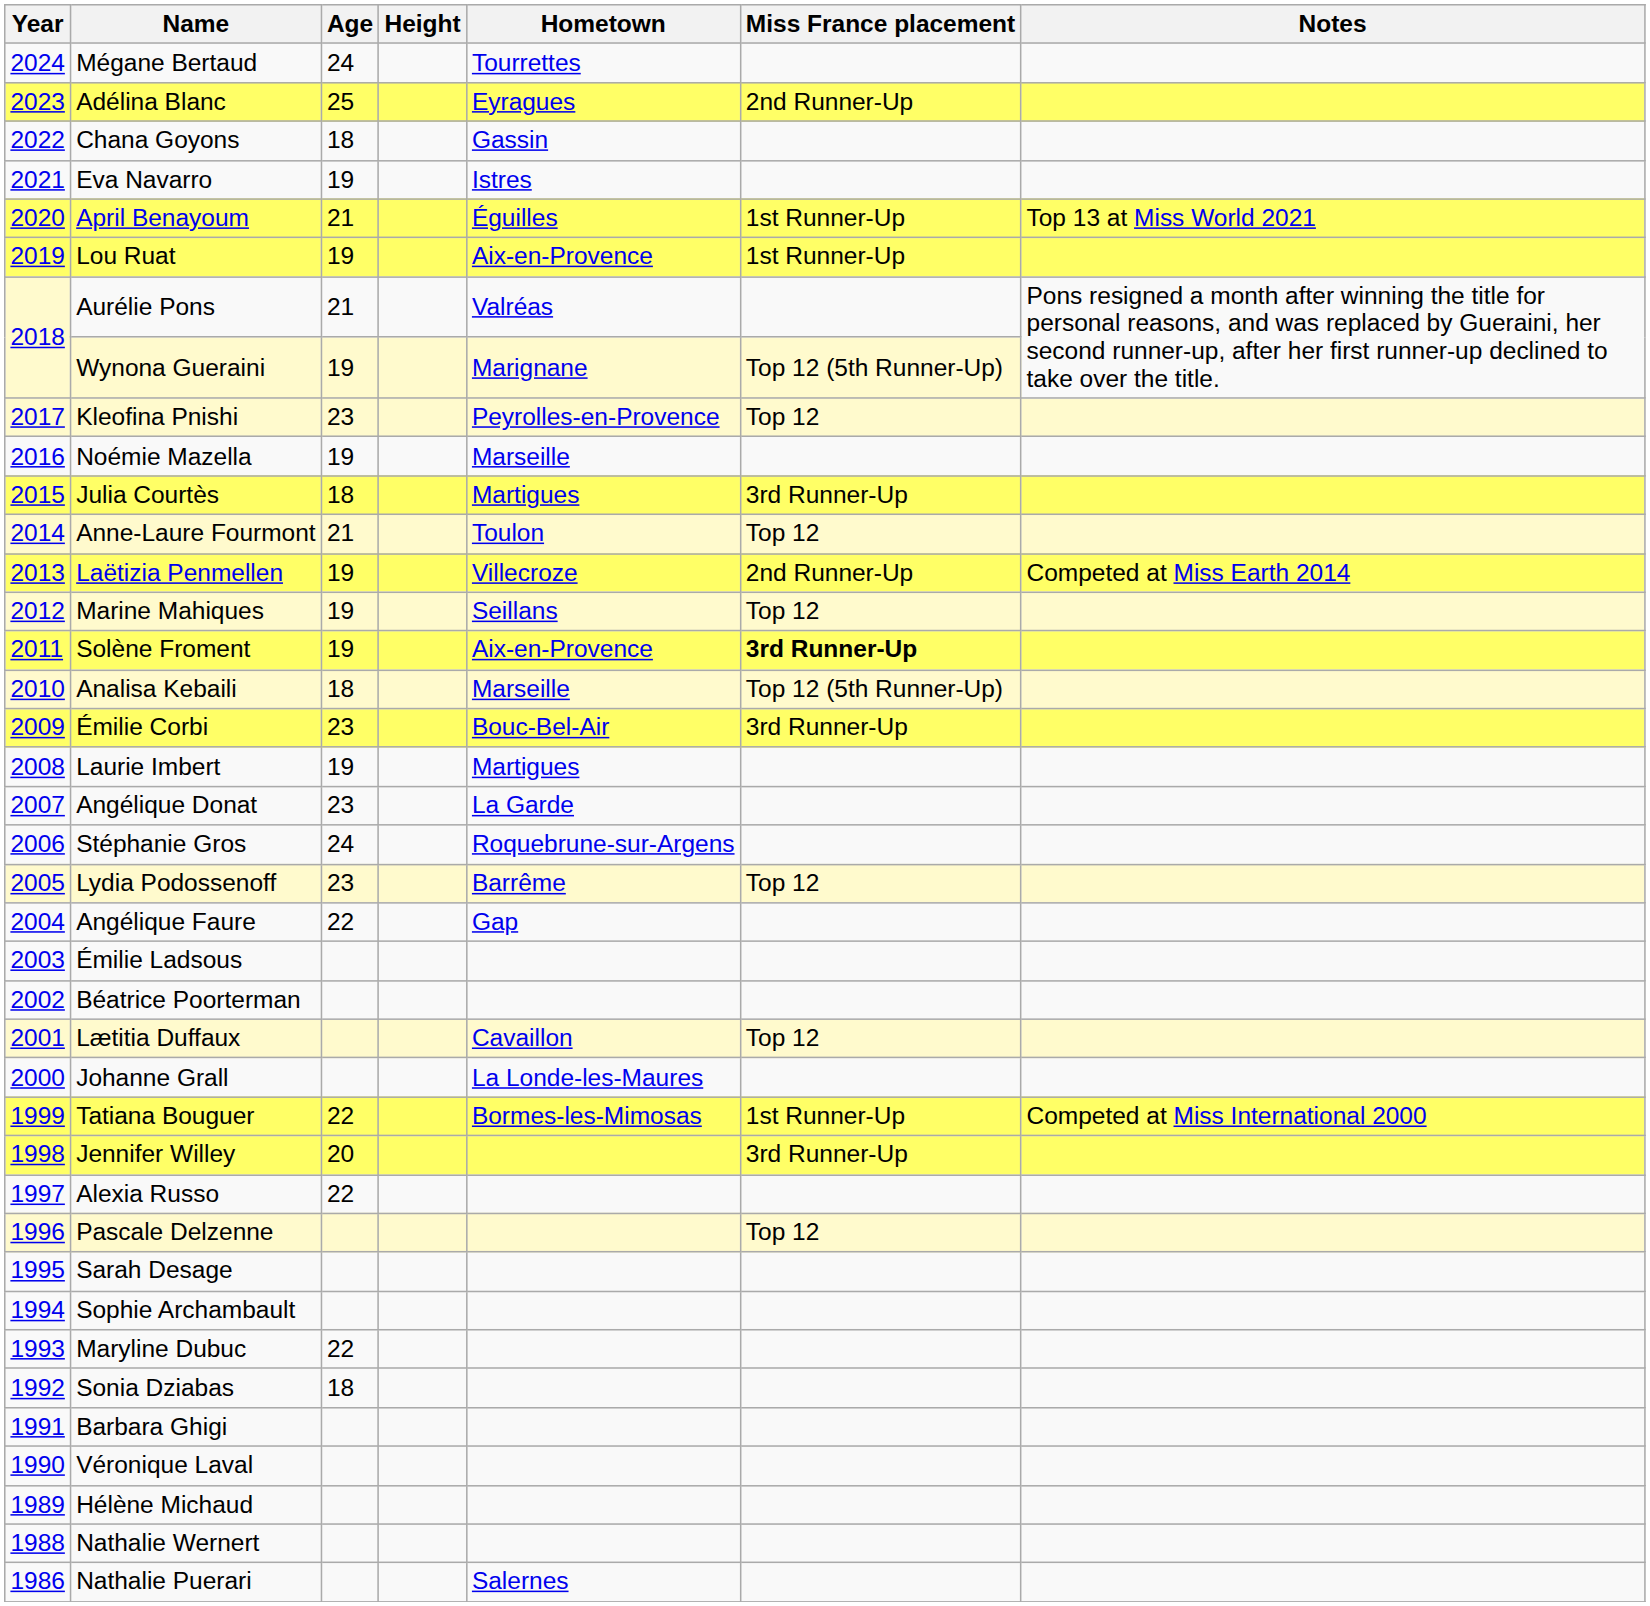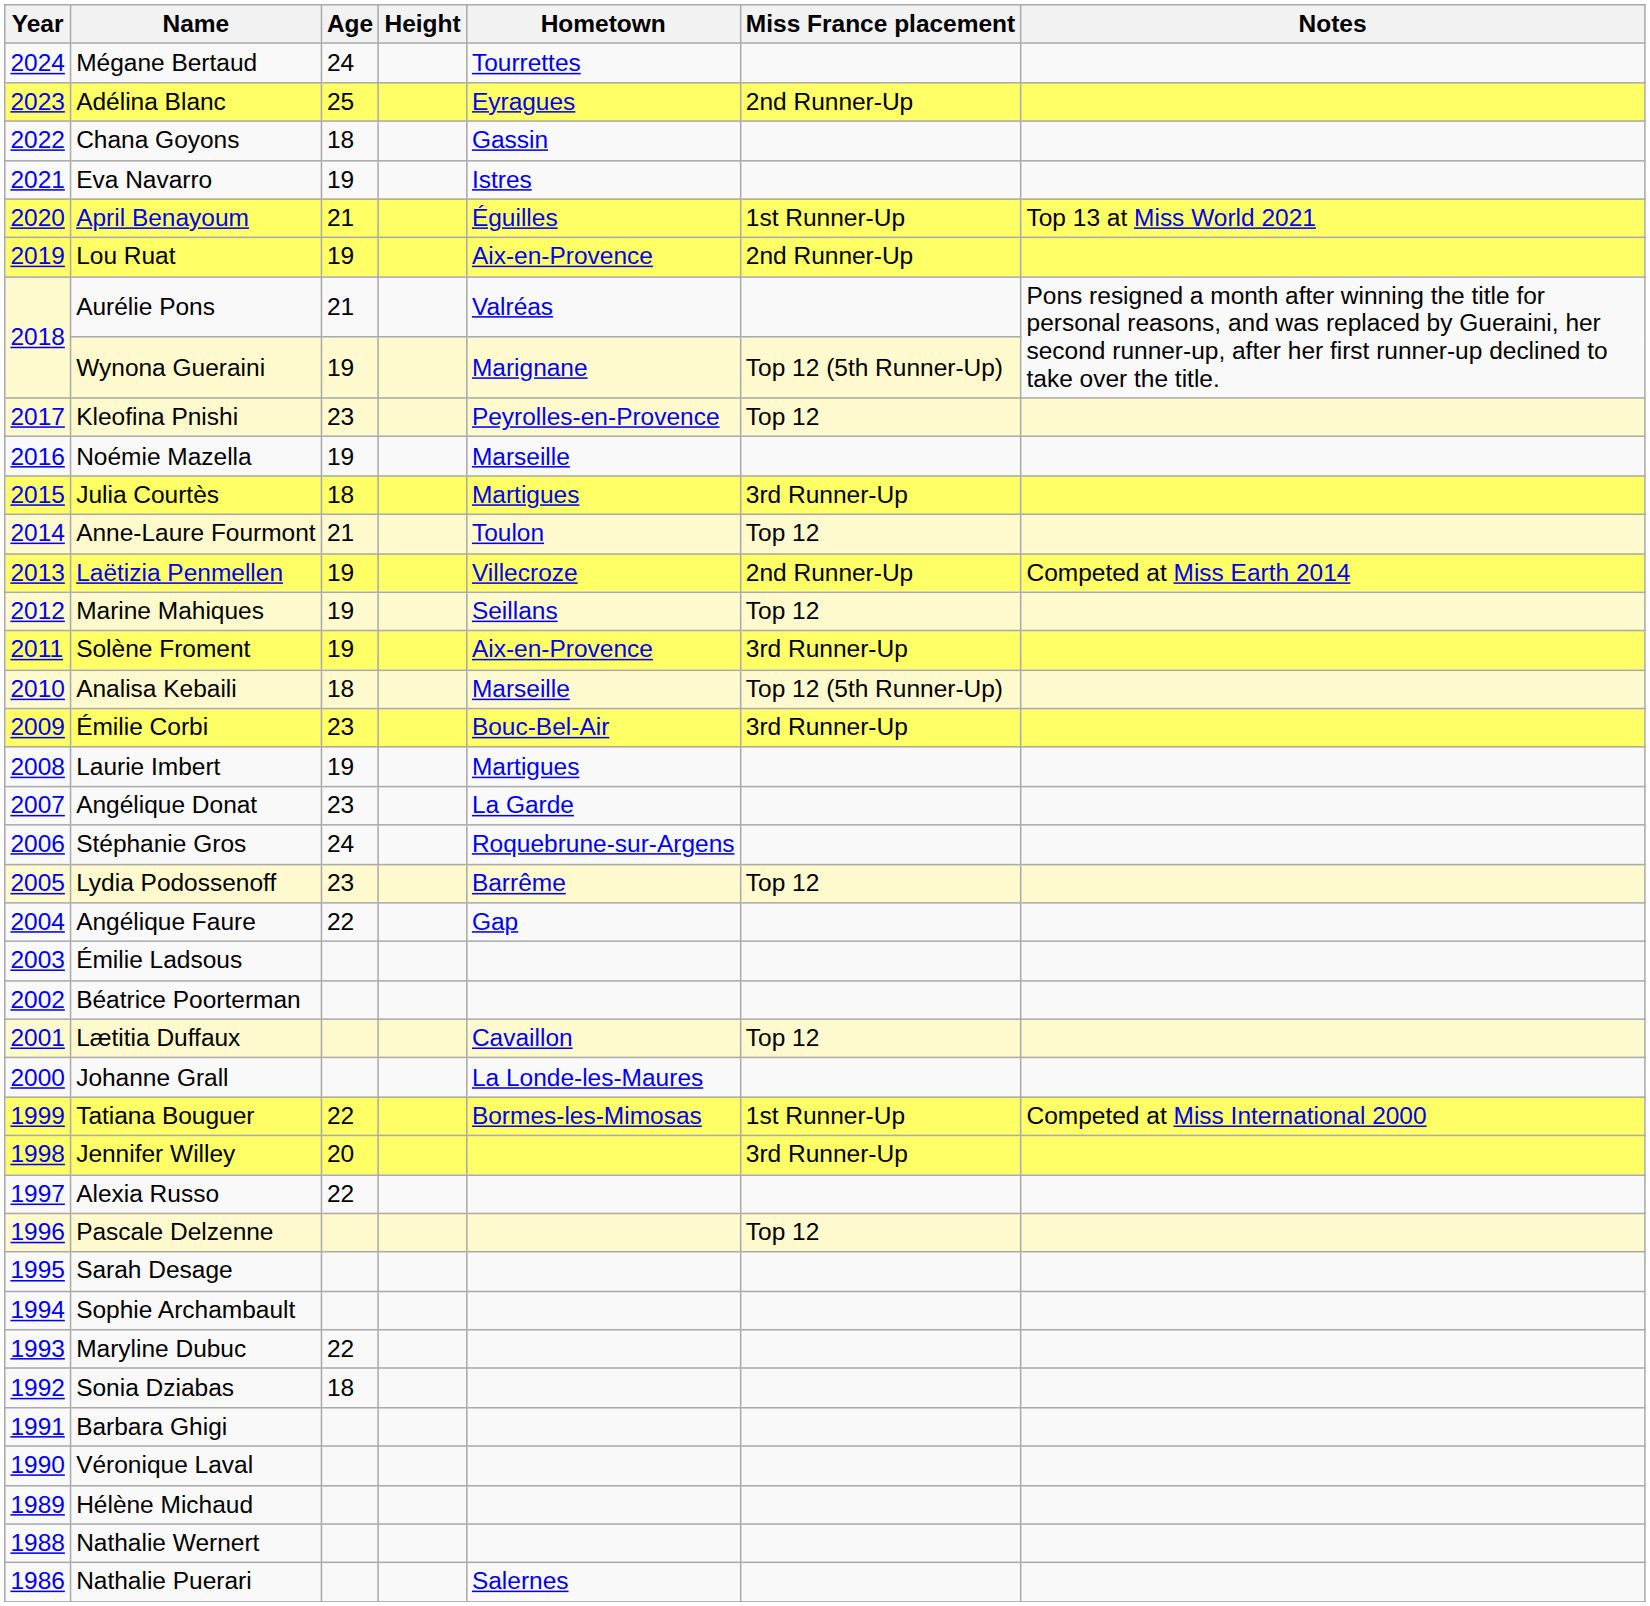(825, 256) 1st Runner-Up -> (830, 256) 2nd Runner-Up
(832, 650) bold -> (827, 650) normal
